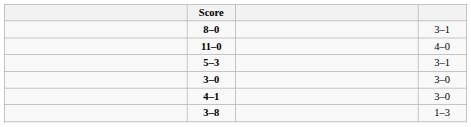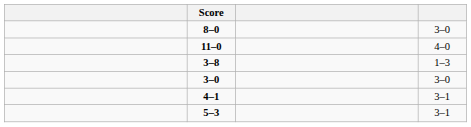(442, 29) 3–1 -> (442, 29) 3–0
rows swapped: (211, 63) <-> (211, 113)
(442, 96) 3–0 -> (442, 96) 3–1
